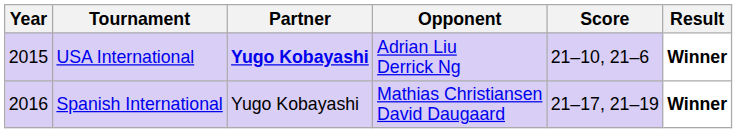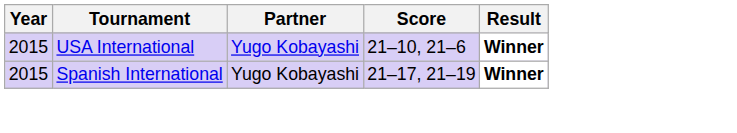- column: (460, 19)
(300, 57) bold -> (295, 47) normal
(28, 104) 2016 -> (28, 75) 2015
